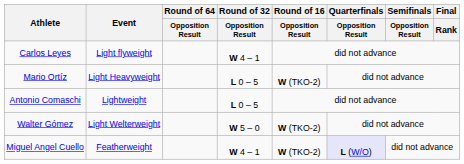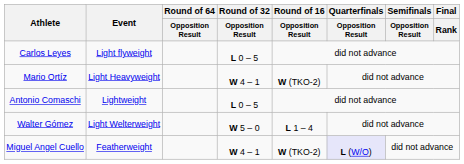(244, 58) W 4 – 1 -> (244, 58) L 0 – 5
(244, 82) L 0 – 5 -> (244, 82) W 4 – 1
(299, 129) W (TKO-2) -> (299, 129) L 1 – 4
